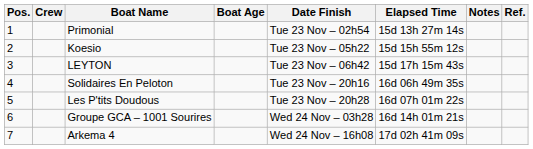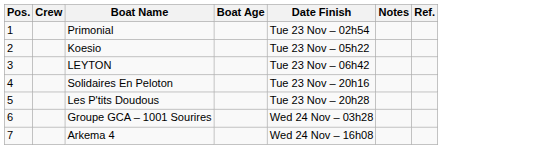- column: (421, 13)
